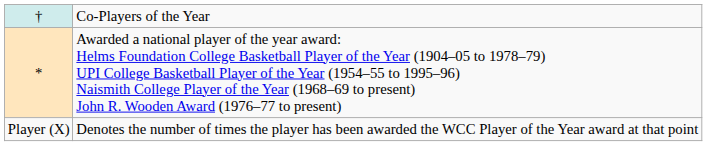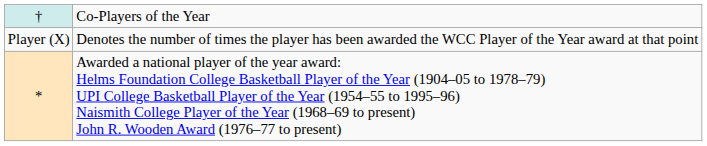rows swapped: (39, 72) <-> (39, 129)
